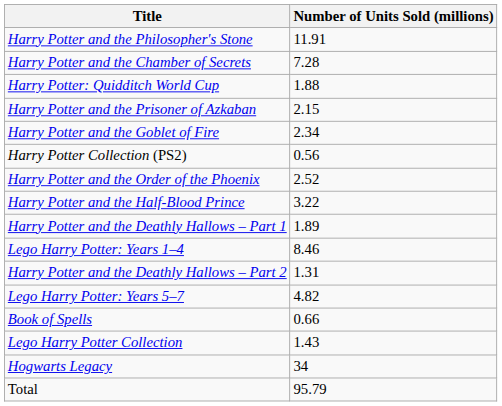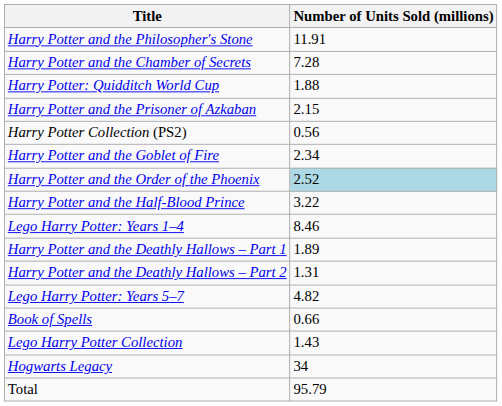rows swapped: (113, 132) <-> (97, 156)
(306, 179) no background -> (306, 179) lightblue background
rows swapped: (96, 249) <-> (147, 226)
